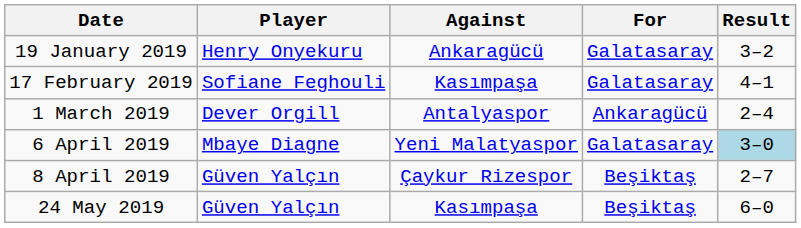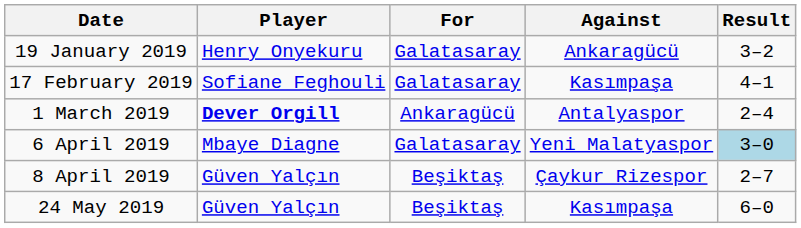columns swapped: (650, 20) <-> (486, 20)
(271, 114) normal -> (271, 114) bold
